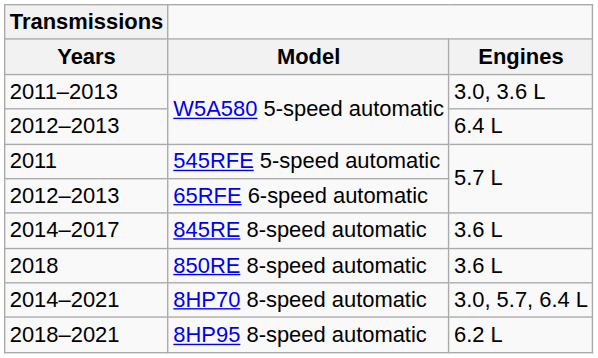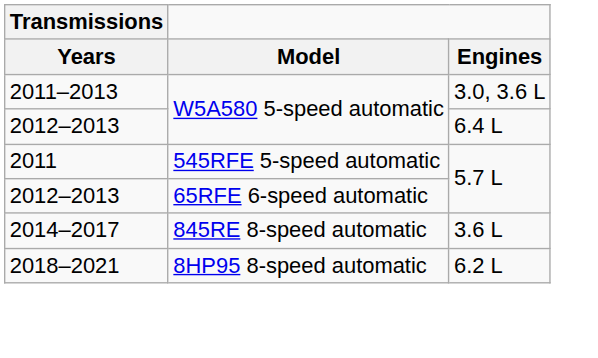- row: (34, 265)
- row: (65, 299)
